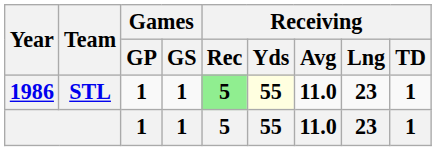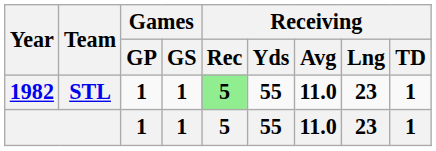(32, 92) 1986 -> (32, 92) 1982
(271, 92) lightyellow background -> (271, 92) no background
